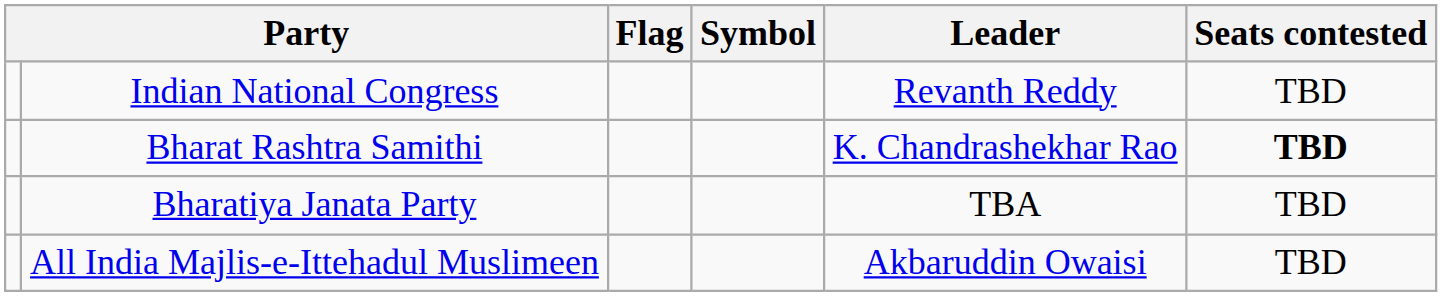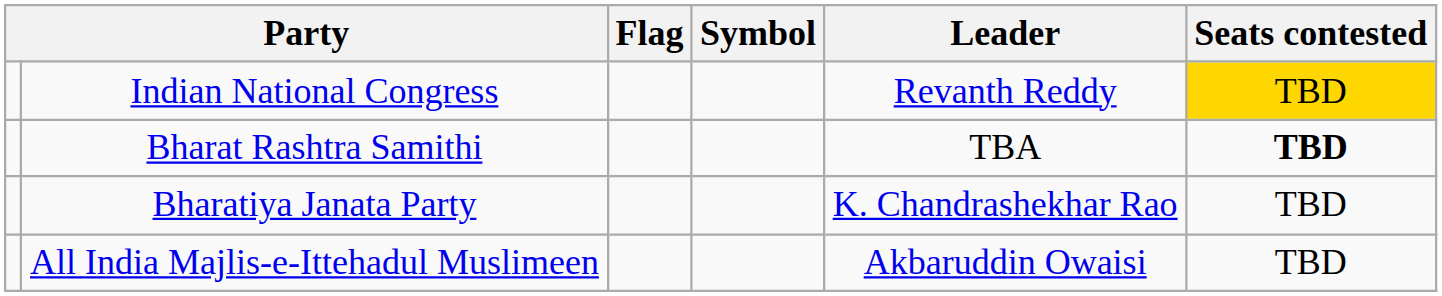(1311, 90) no background -> (1311, 90) gold background
(1005, 147) K. Chandrashekhar Rao -> (1005, 147) TBA
(1005, 204) TBA -> (1005, 204) K. Chandrashekhar Rao
